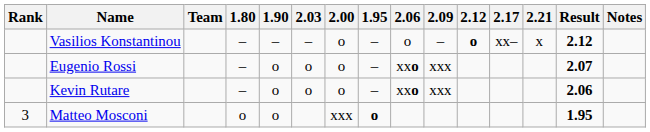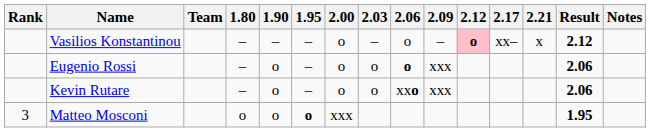columns swapped: (374, 16) <-> (309, 16)
(473, 41) no background -> (473, 41) pink background
(407, 66) xxo -> (407, 66) o
(579, 66) 2.07 -> (579, 66) 2.06
